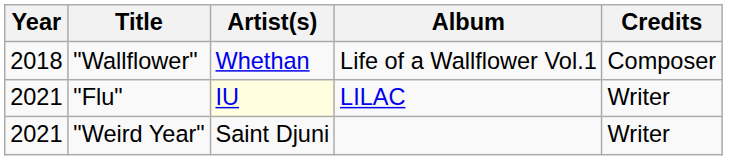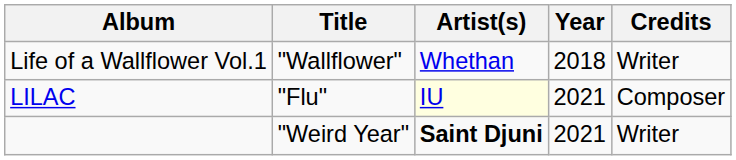columns swapped: (36, 23) <-> (468, 23)
(662, 60) Composer -> (648, 60) Writer
(639, 97) Writer -> (671, 97) Composer
(272, 135) normal -> (481, 135) bold
